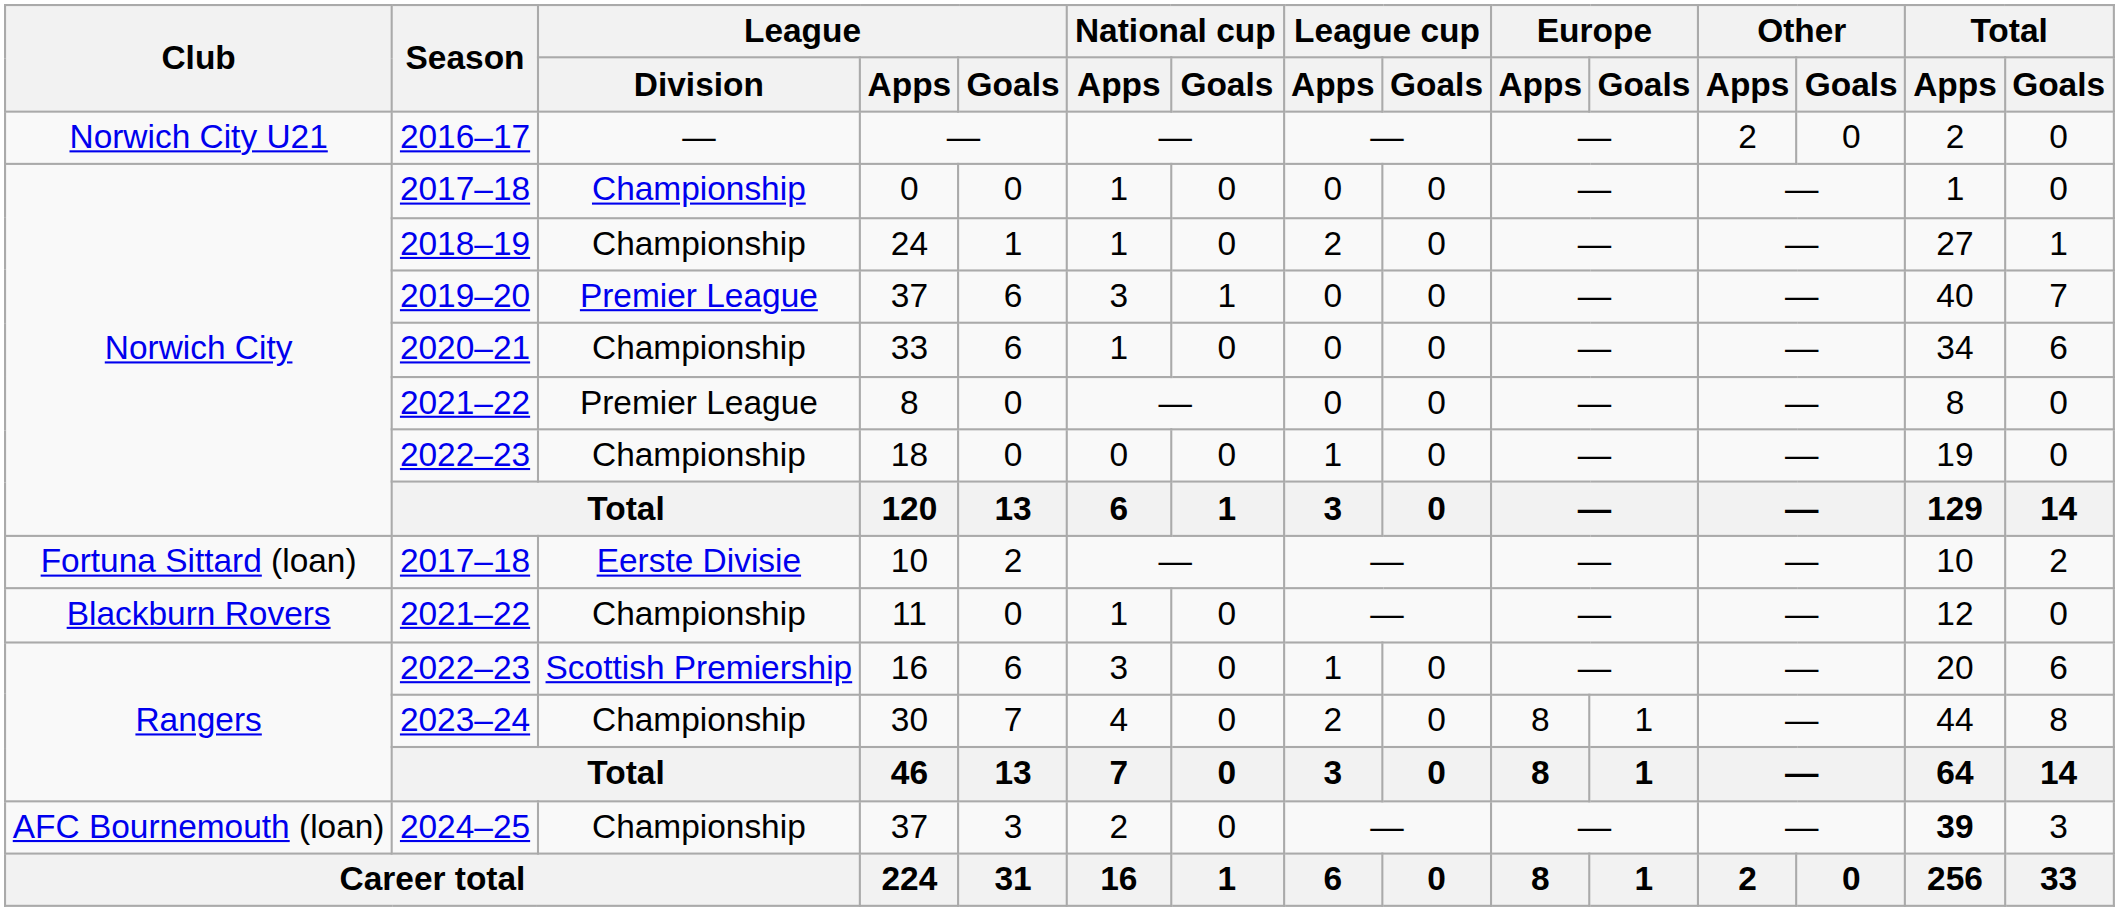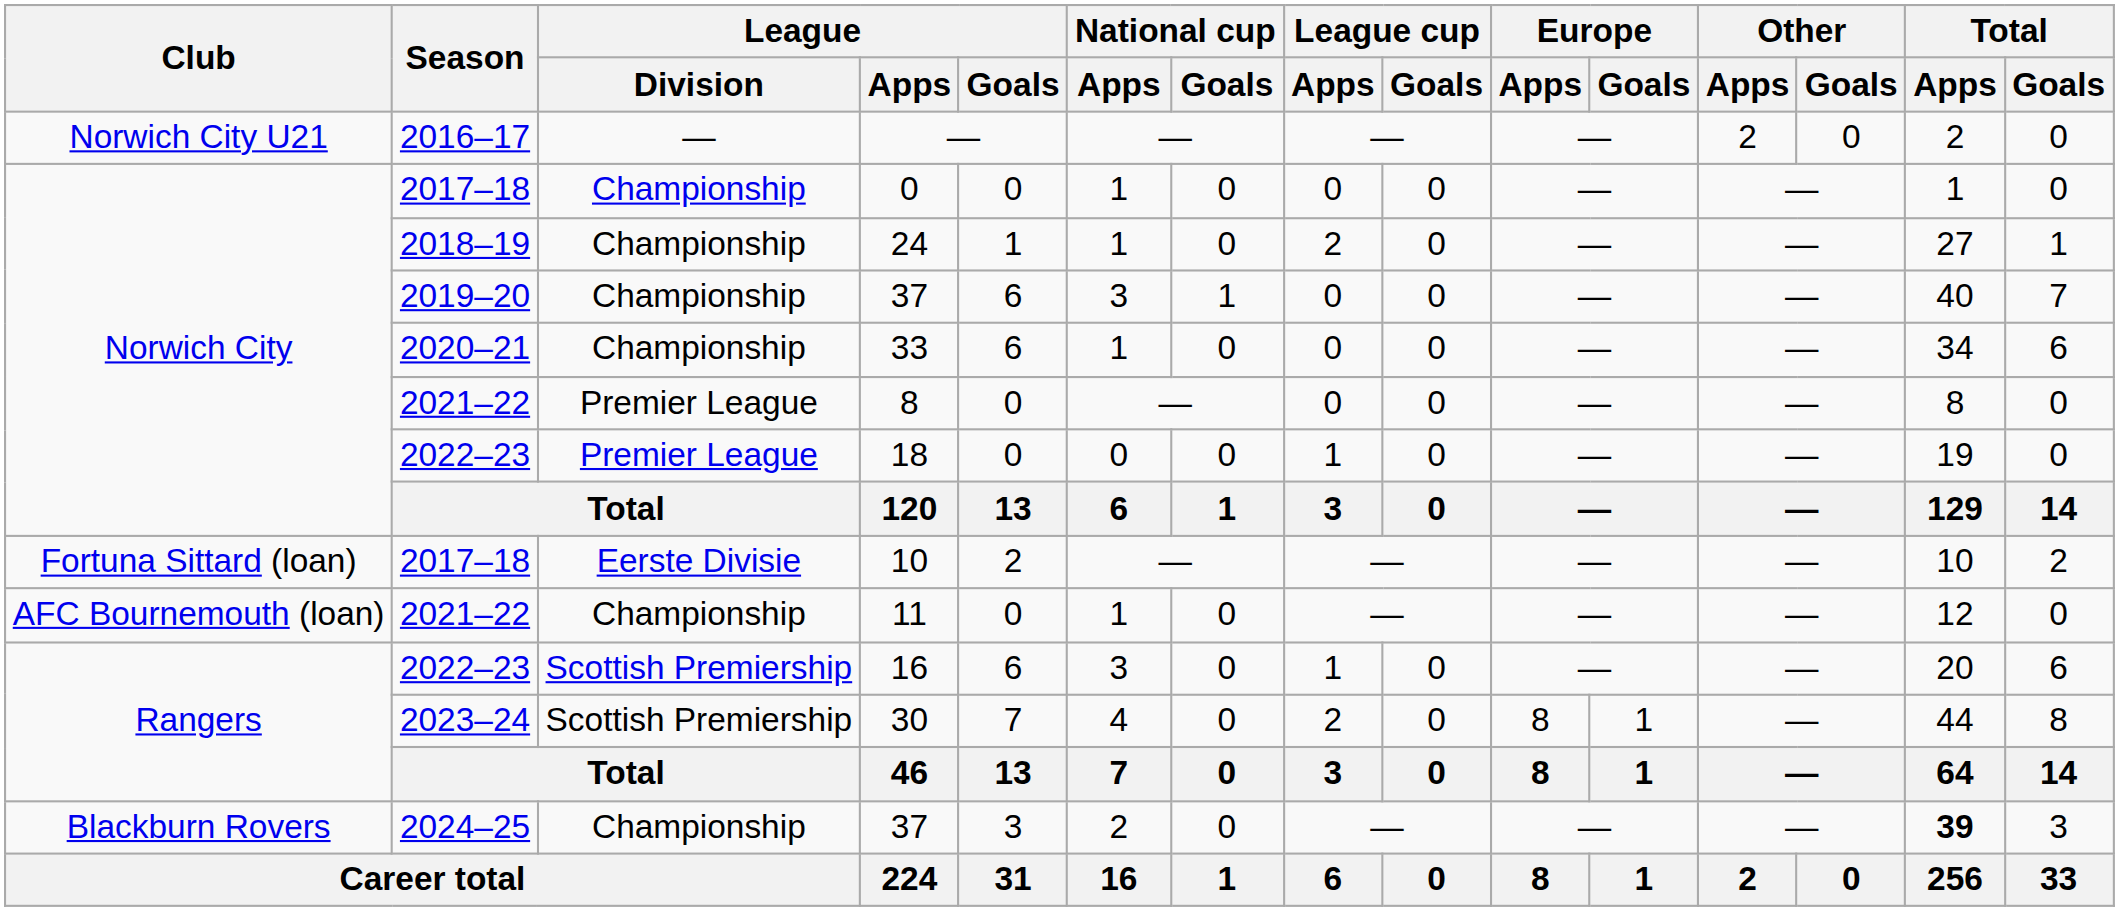(699, 296) Premier League -> (699, 296) Championship
(699, 455) Championship -> (699, 455) Premier League
(199, 614) Blackburn Rovers -> (199, 614) AFC Bournemouth (loan)
(699, 720) Championship -> (699, 720) Scottish Premiership
(199, 826) AFC Bournemouth (loan) -> (199, 826) Blackburn Rovers
